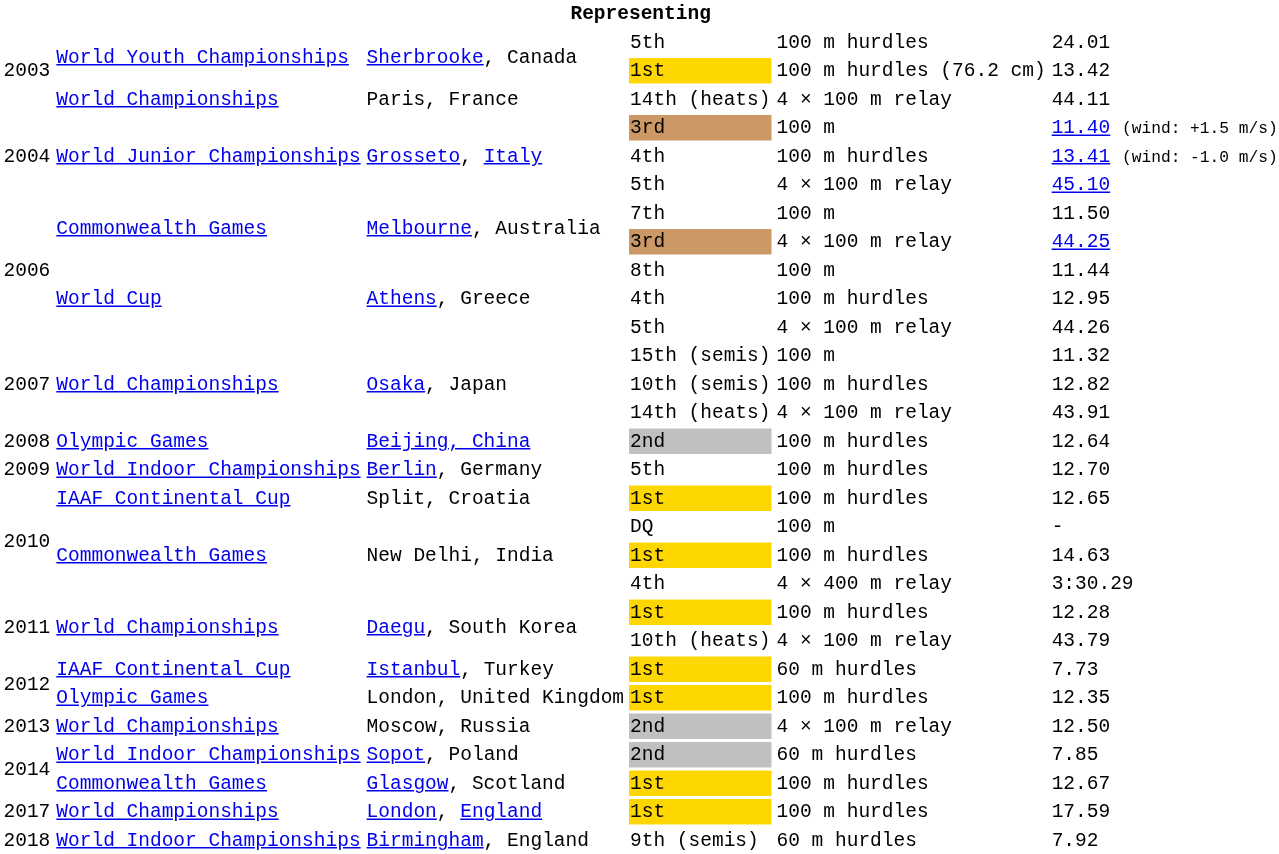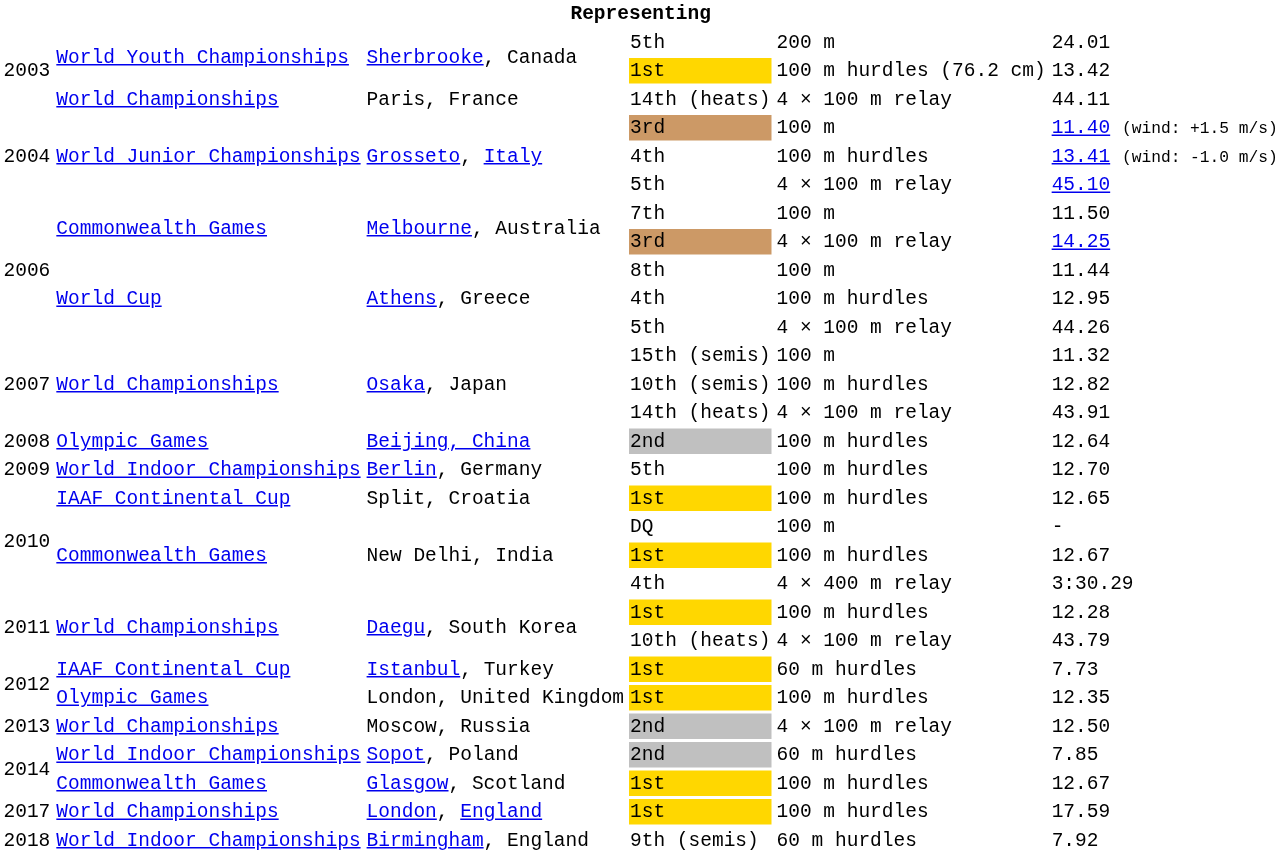(853, 42) 100 m hurdles -> (806, 42) 200 m
(1081, 242) 44.25 -> (1081, 242) 14.25
(1081, 555) 14.63 -> (1081, 555) 12.67
